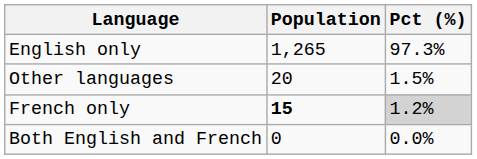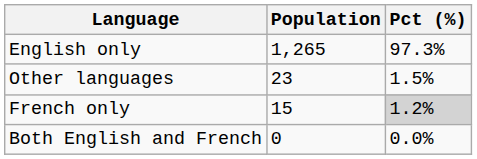(282, 79) 20 -> (282, 79) 23
(282, 109) bold -> (282, 109) normal
